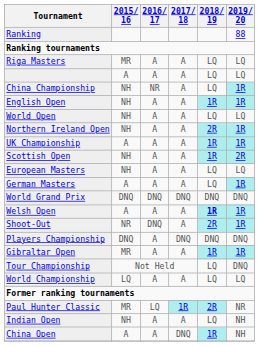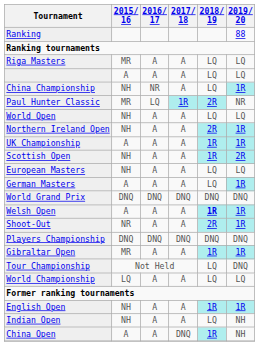rows swapped: (36, 103) <-> (53, 307)
(155, 225) DNQ -> (155, 225) A
(155, 239) A -> (155, 239) DNQ
